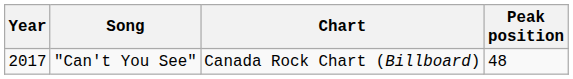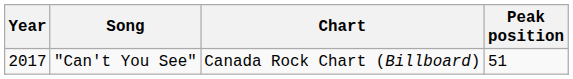(497, 62) 48 -> (497, 62) 51
